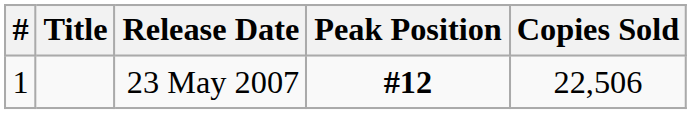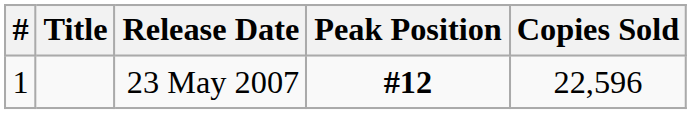(598, 81) 22,506 -> (598, 81) 22,596
